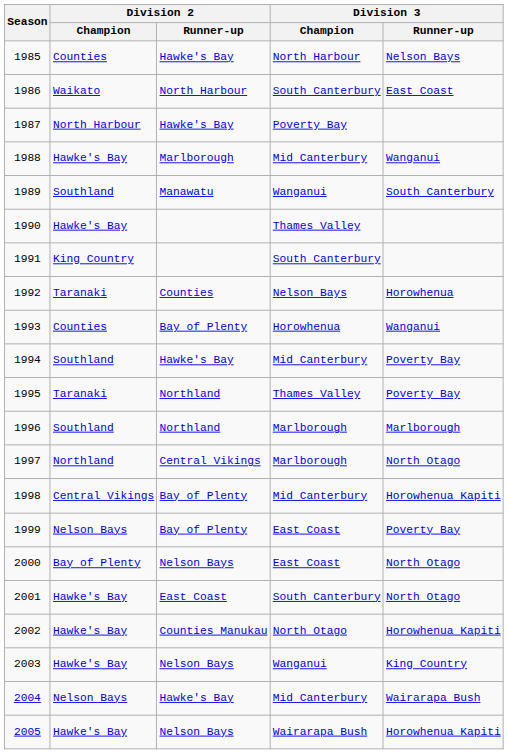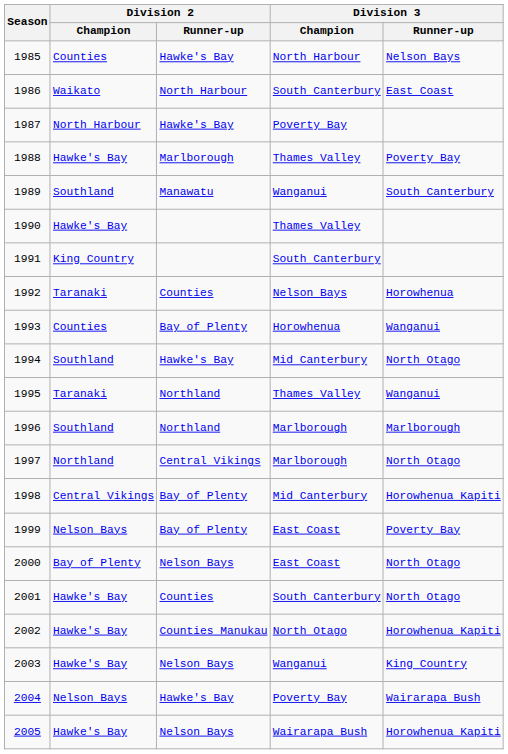(320, 159) Mid Canterbury -> (317, 159) Thames Valley
(413, 159) Wanganui -> (423, 159) Poverty Bay
(423, 361) Poverty Bay -> (423, 361) North Otago
(423, 395) Poverty Bay -> (413, 395) Wanganui
(193, 597) East Coast -> (187, 597) Counties
(320, 698) Mid Canterbury -> (310, 698) Poverty Bay
